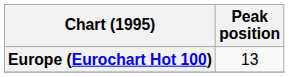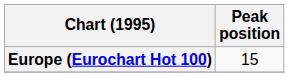(250, 59) 13 -> (250, 59) 15
